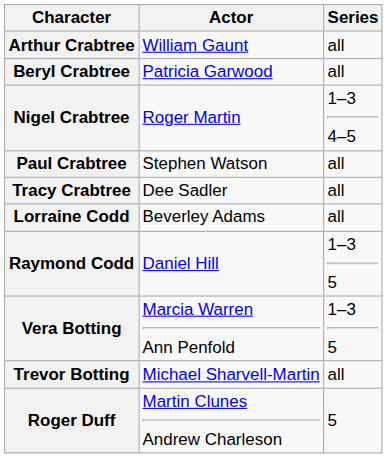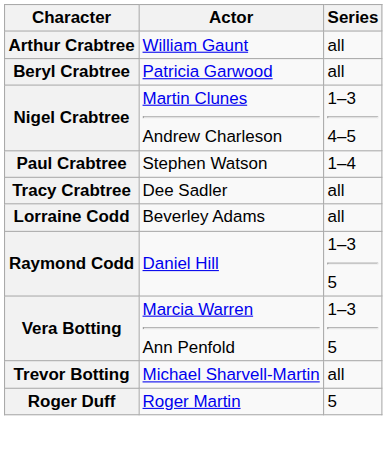(192, 117) Roger Martin -> (231, 117) Martin Clunes Andrew Charleson
(336, 163) all -> (342, 163) 1–4
(231, 420) Martin Clunes Andrew Charleson -> (192, 401) Roger Martin
